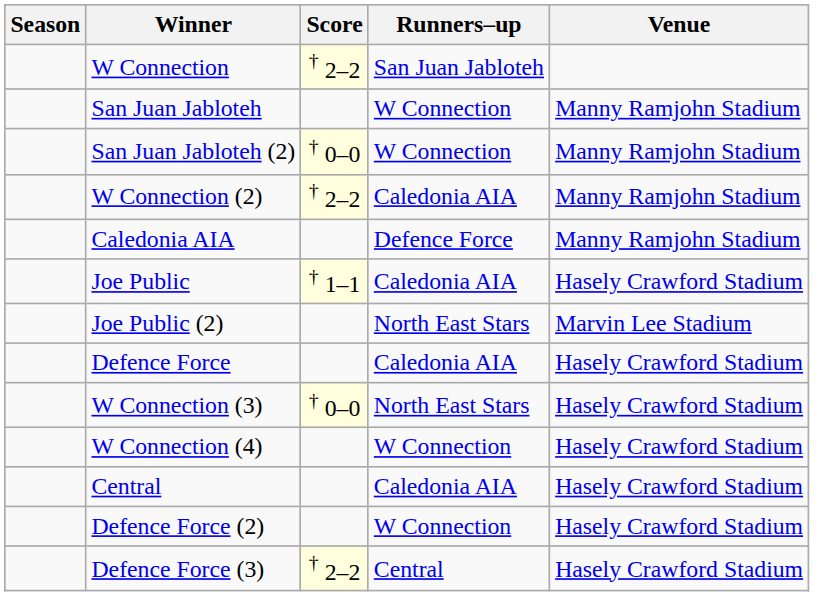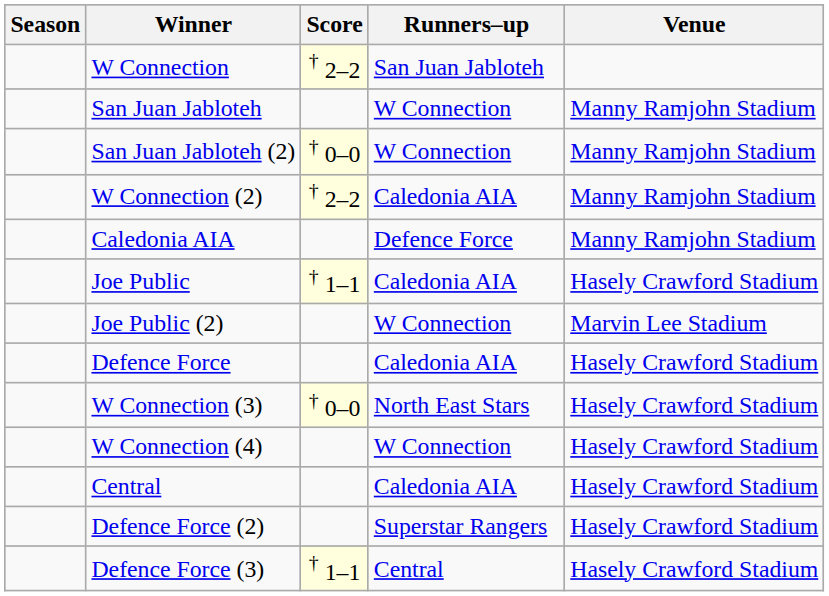(452, 323) North East Stars -> (443, 323) W Connection
(443, 526) W Connection -> (466, 526) Superstar Rangers
(335, 568) † 2–2 -> (335, 568) † 1–1
